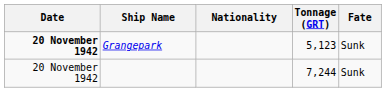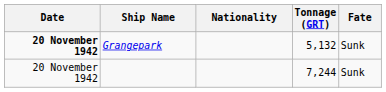(321, 46) 5,123 -> (321, 46) 5,132
